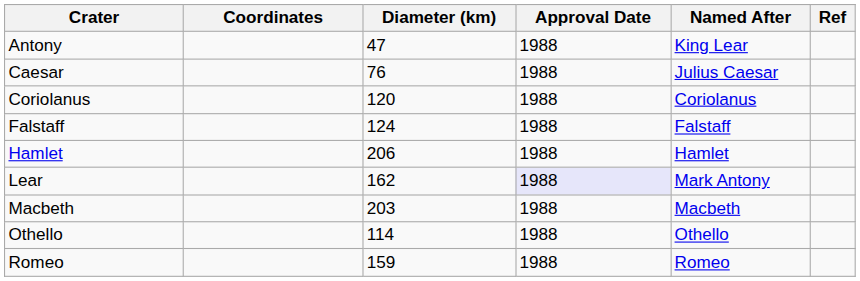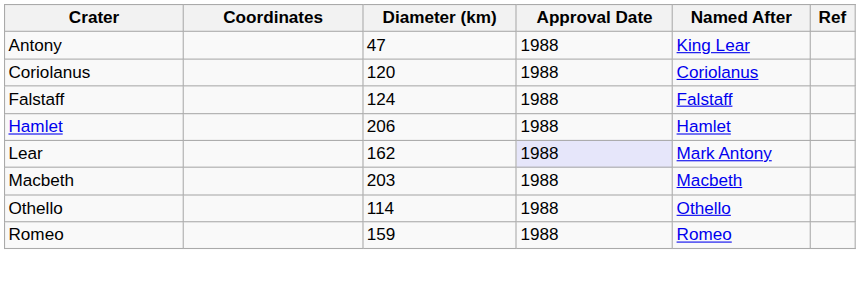- row: (36, 72)
